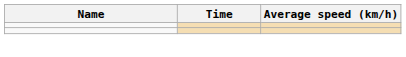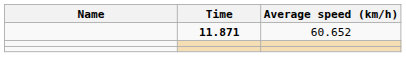+ row: (219, 32)
